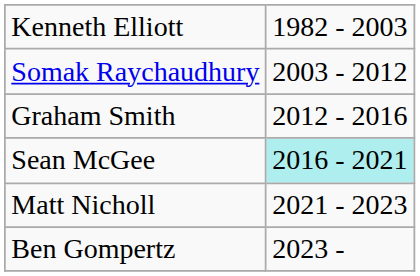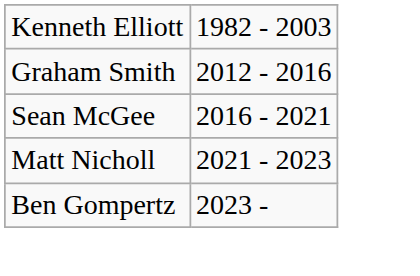- row: (135, 71)
(340, 159) paleturquoise background -> (264, 115) no background
